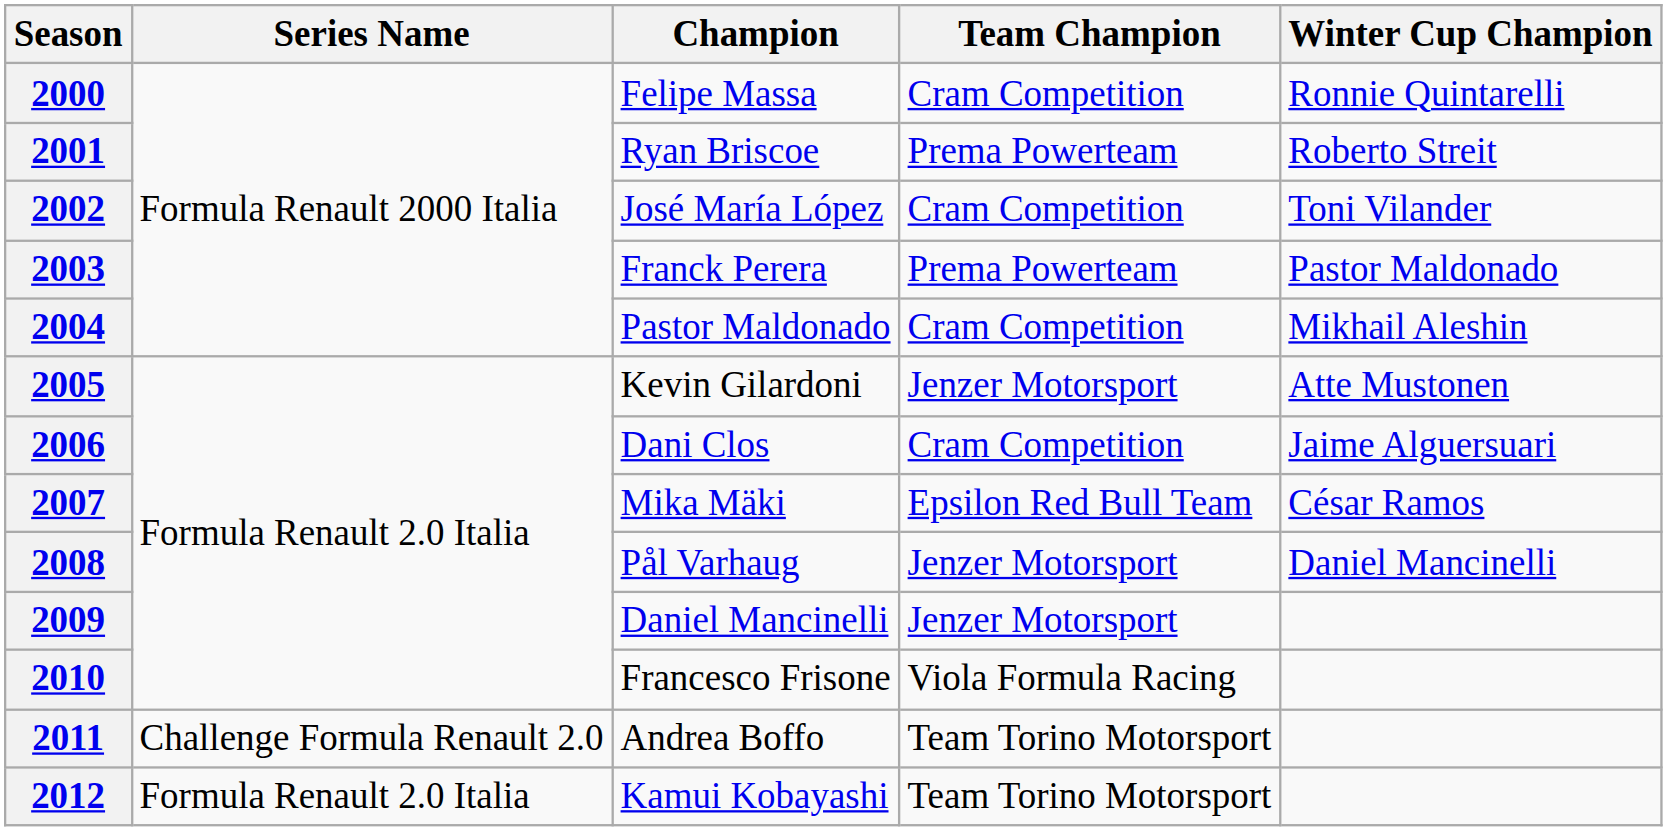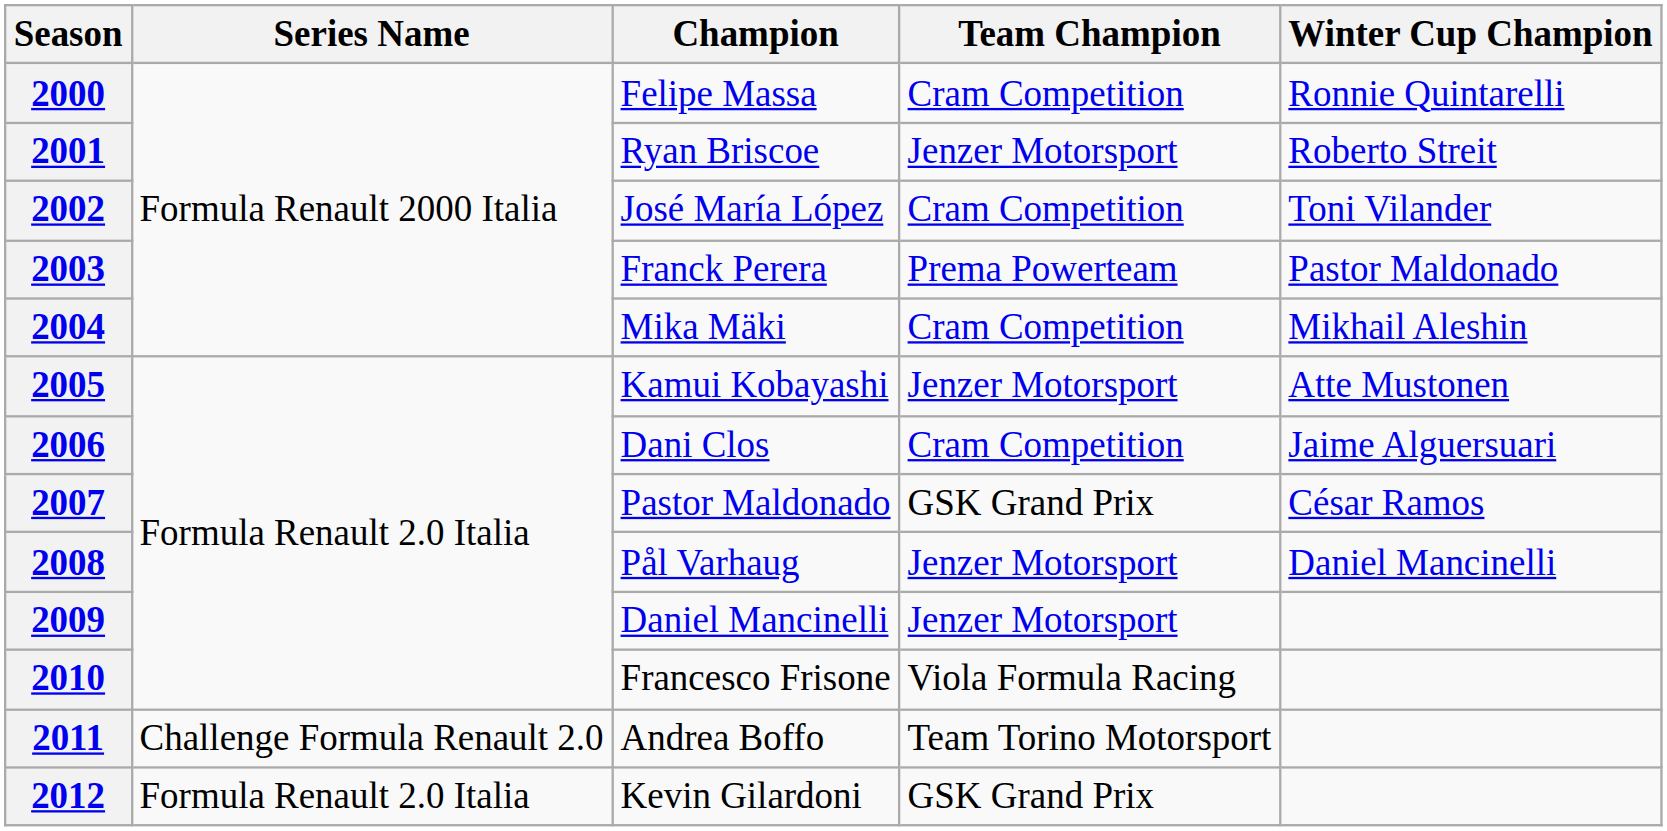(1043, 151) Prema Powerteam -> (1043, 151) Jenzer Motorsport
(756, 326) Pastor Maldonado -> (703, 326) Mika Mäki
(741, 385) Kevin Gilardoni -> (755, 385) Kamui Kobayashi
(703, 502) Mika Mäki -> (756, 502) Pastor Maldonado
(1080, 502) Epsilon Red Bull Team -> (1031, 502) GSK Grand Prix
(755, 795) Kamui Kobayashi -> (741, 795) Kevin Gilardoni
(1089, 795) Team Torino Motorsport -> (1031, 795) GSK Grand Prix
